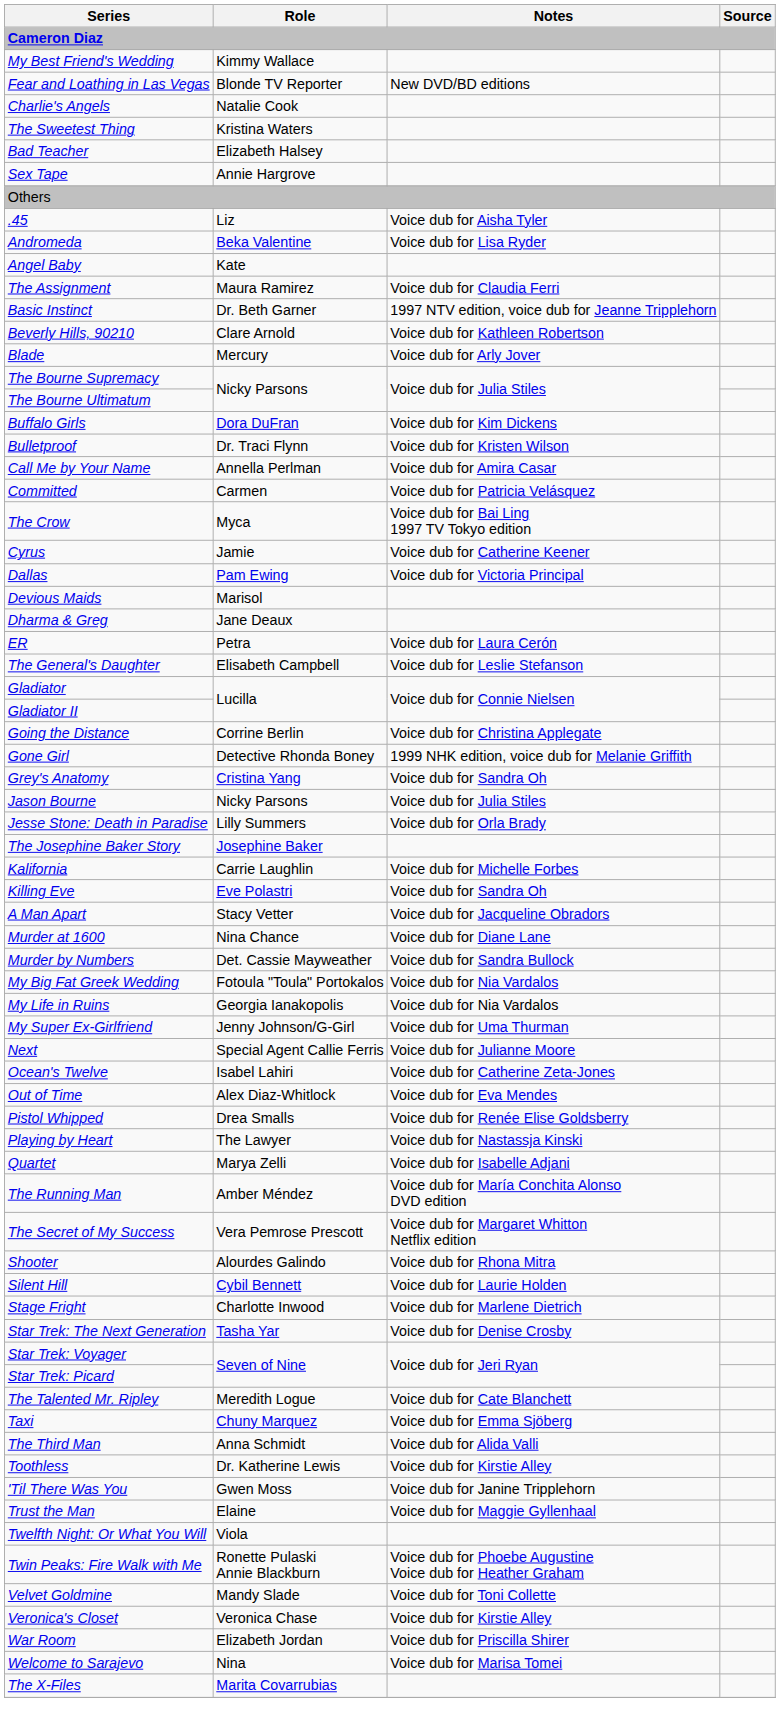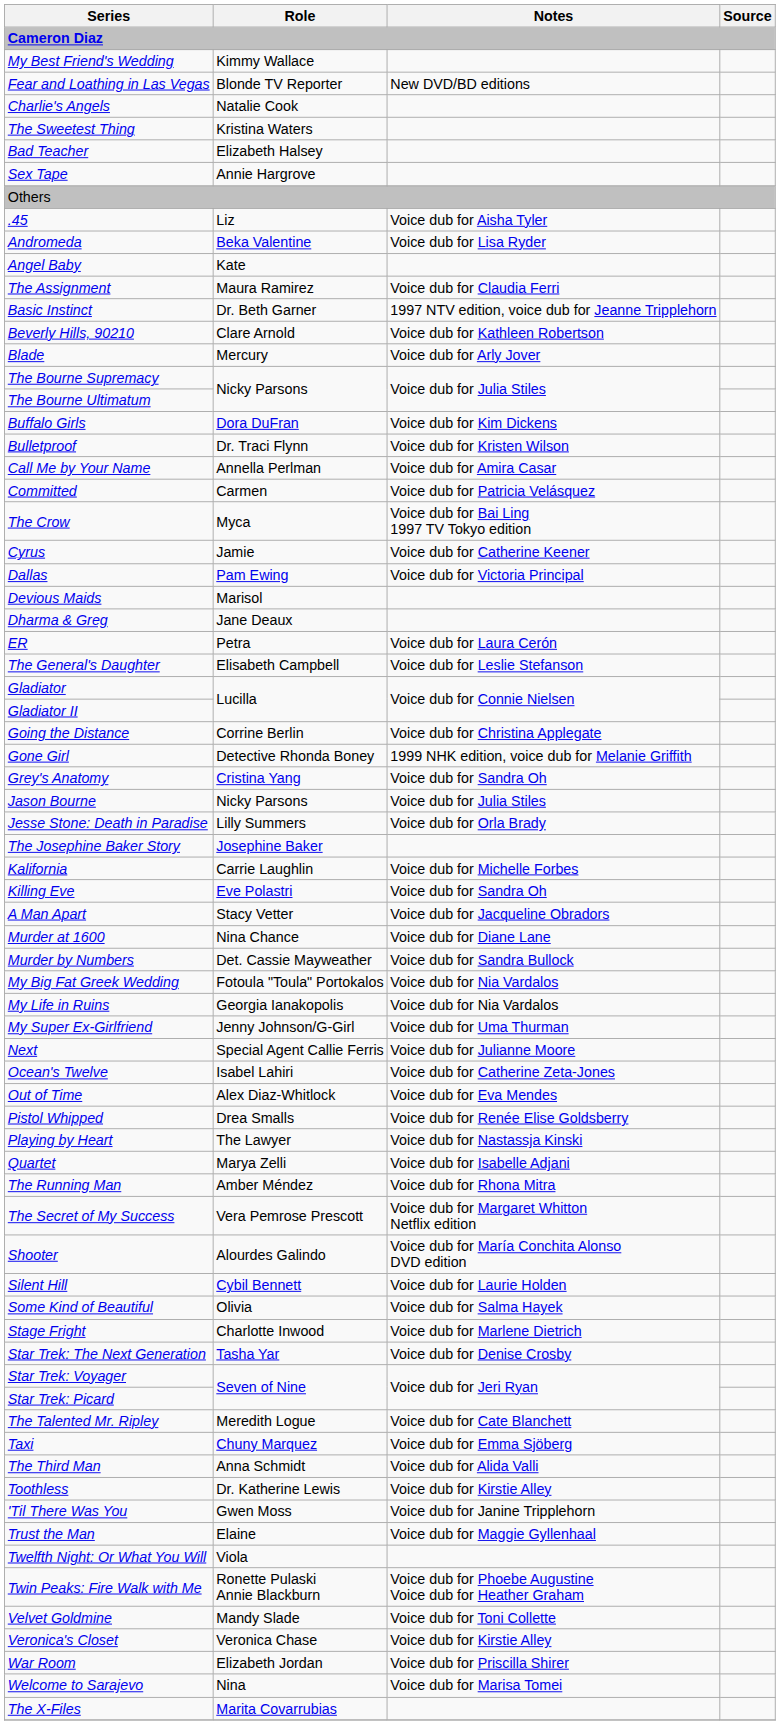(506, 1193) Voice dub for María Conchita Alonso DVD edition -> (473, 1186) Voice dub for Rhona Mitra
(473, 1263) Voice dub for Rhona Mitra -> (506, 1255) Voice dub for María Conchita Alonso DVD edition
+ row: (80, 1308)
